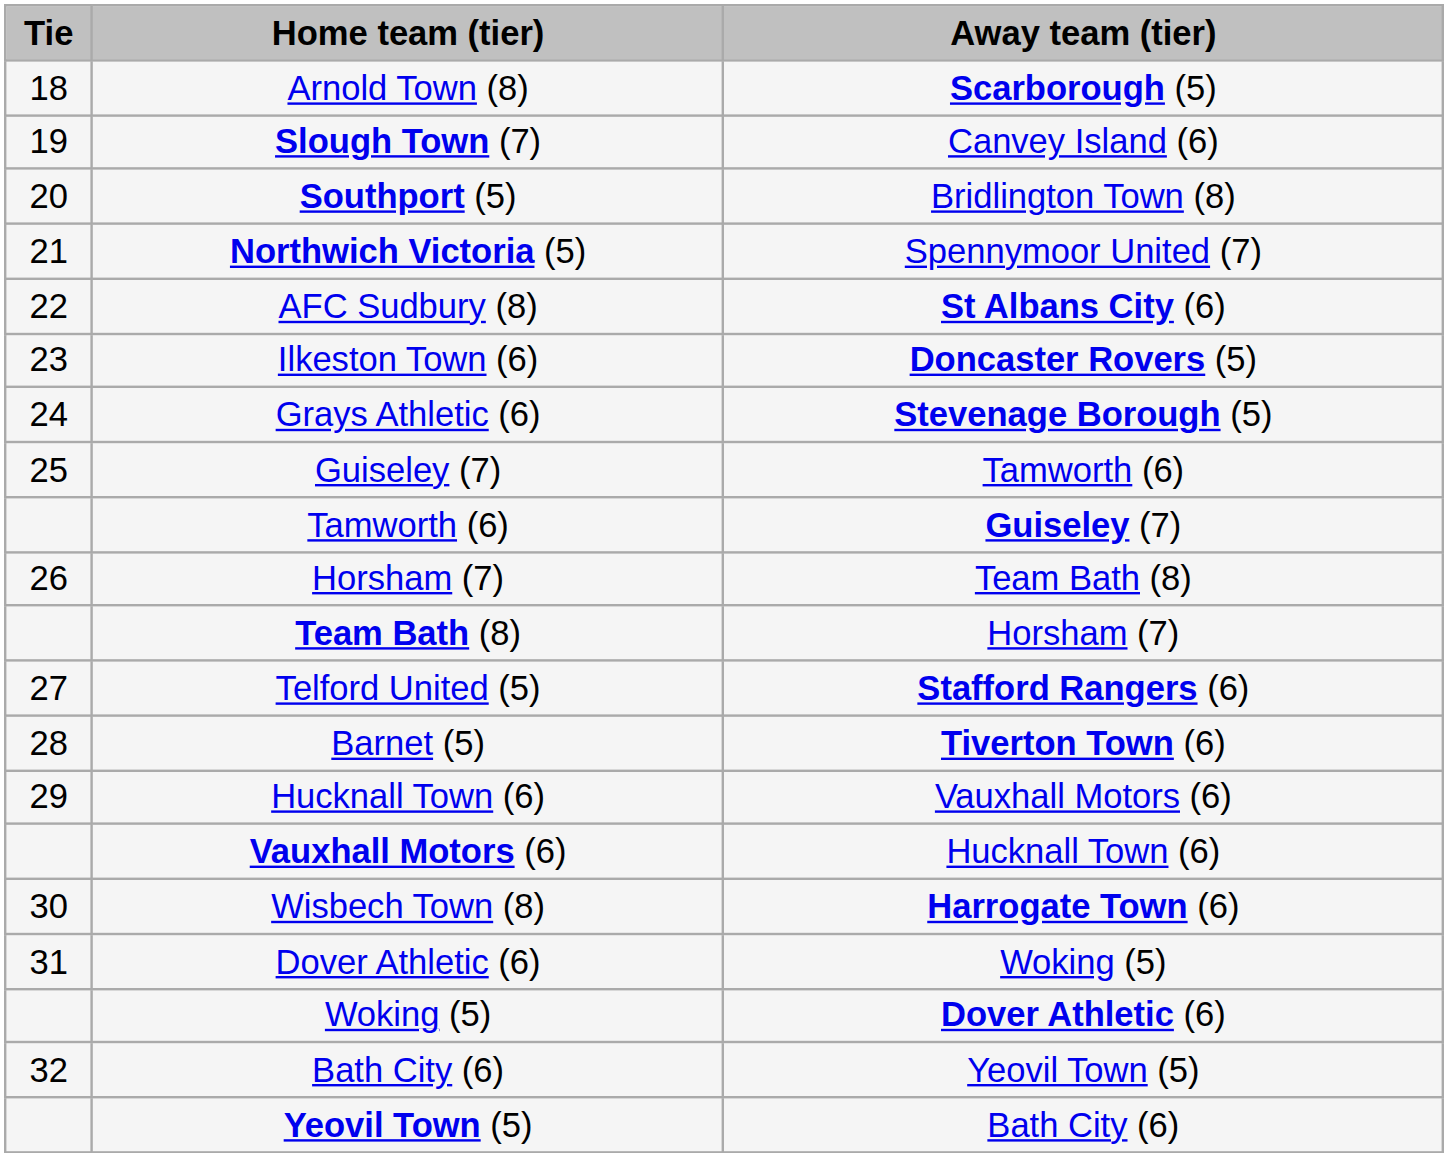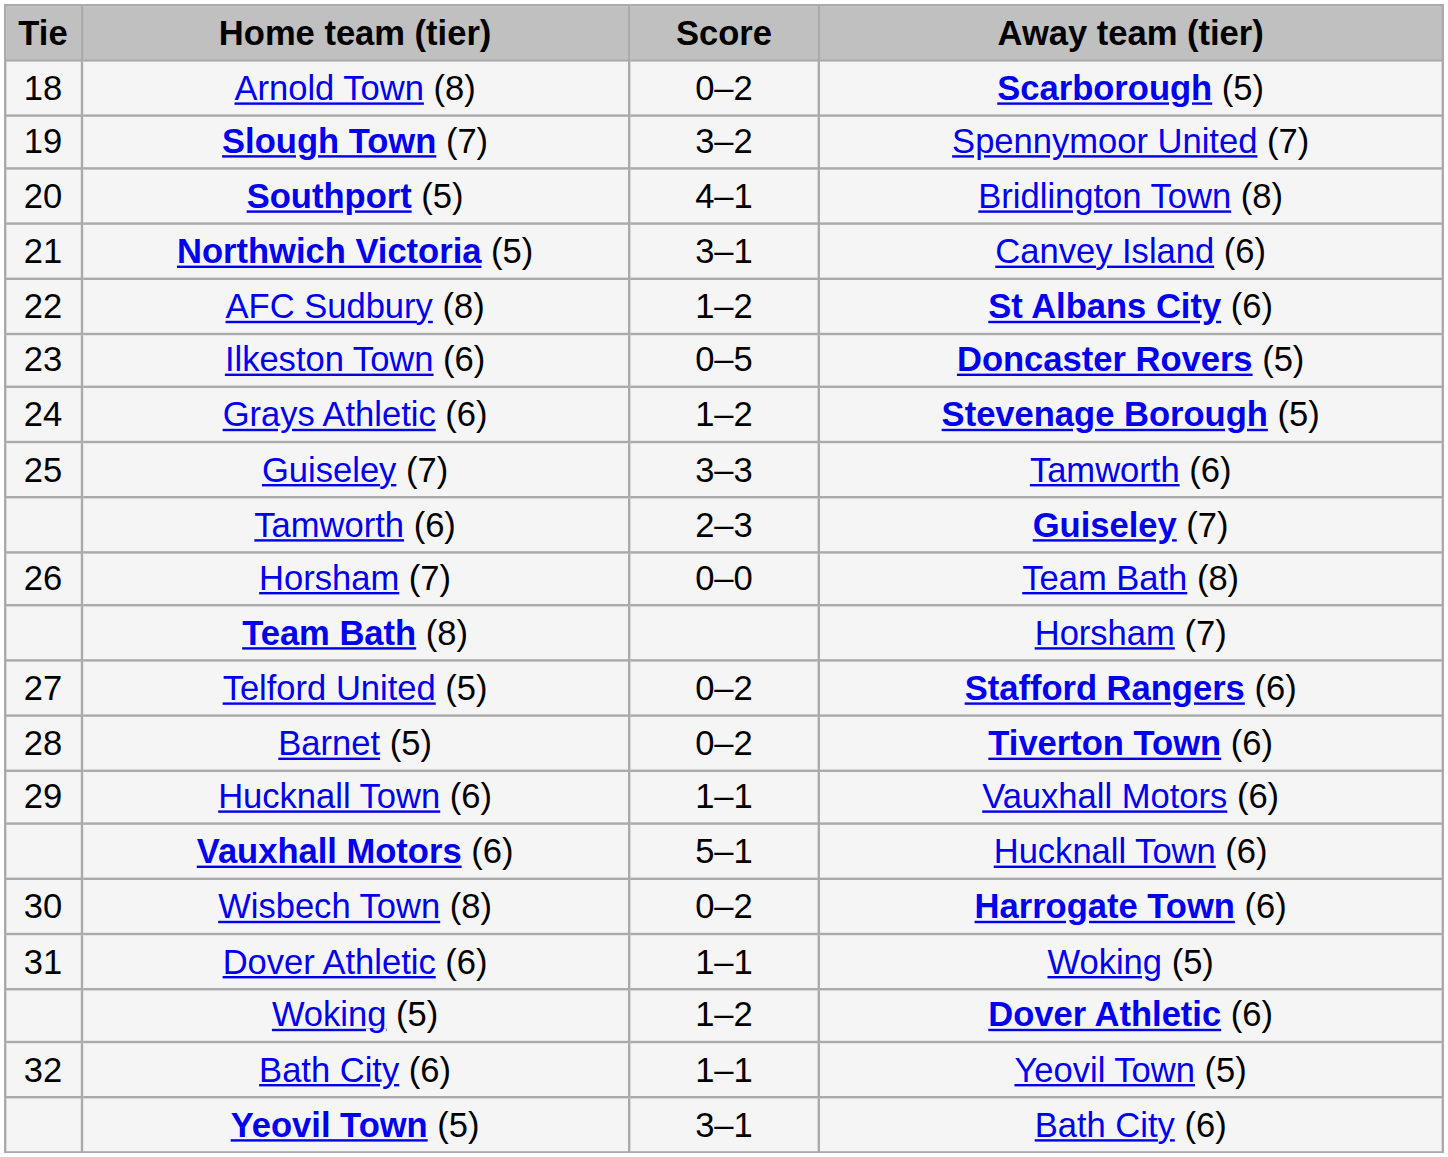+ column: (724, 33)
(1083, 142) Canvey Island (6) -> (1131, 142) Spennymoor United (7)
(1083, 251) Spennymoor United (7) -> (1131, 251) Canvey Island (6)
